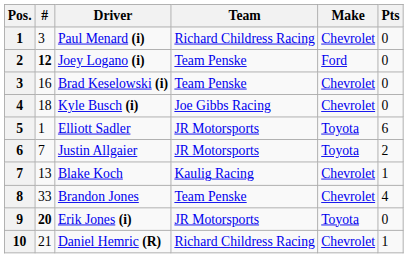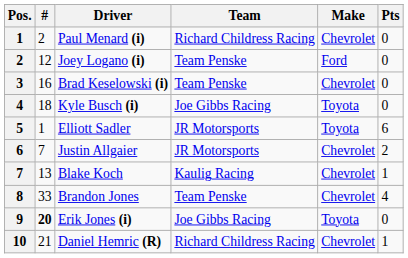(41, 38) 3 -> (41, 38) 2
(45, 61) bold -> (45, 61) normal
(348, 106) Chevrolet -> (340, 106) Toyota
(340, 151) Toyota -> (348, 151) Chevrolet
(217, 218) JR Motorsports -> (223, 218) Joe Gibbs Racing
